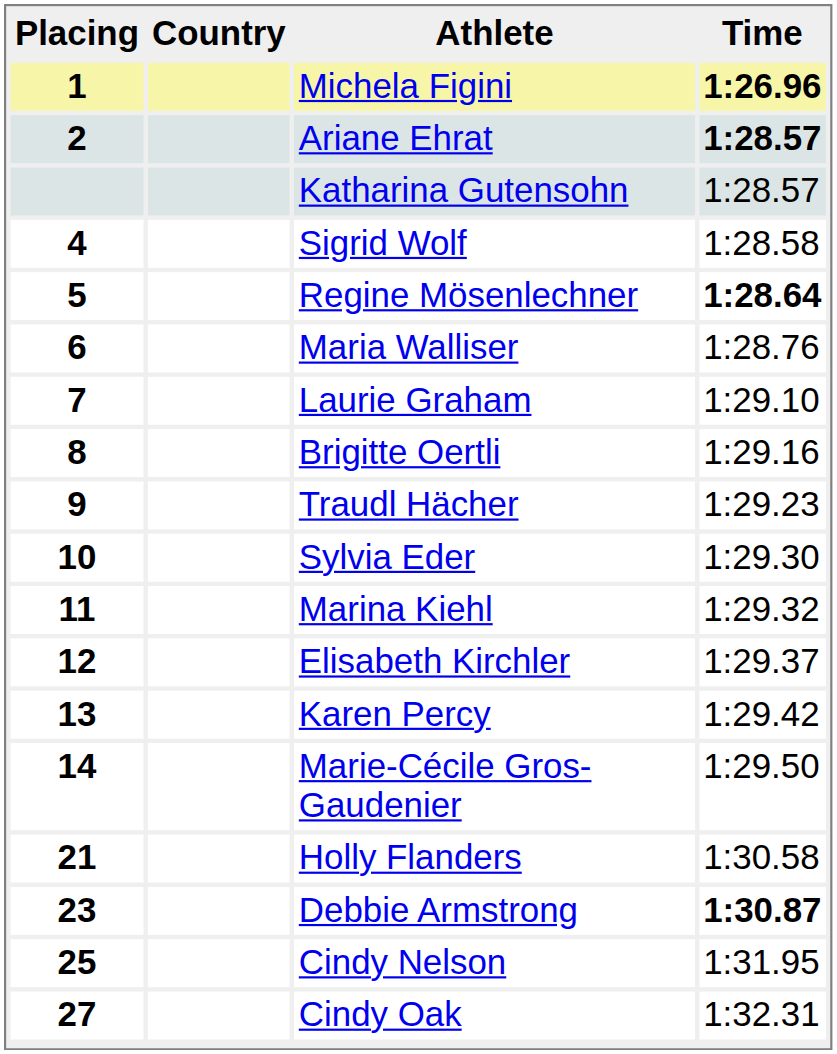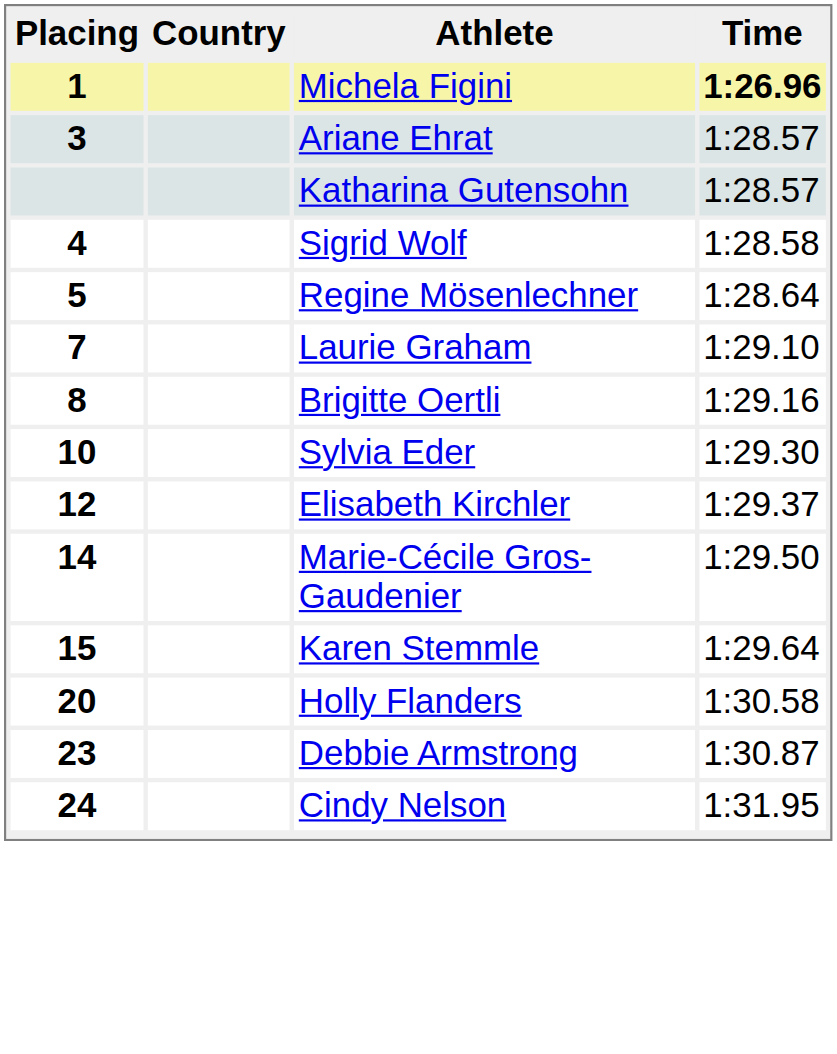(77, 138) 2 -> (77, 138) 3
(762, 138) bold -> (761, 138) normal
(762, 295) bold -> (761, 295) normal
- row: (409, 347)
- row: (409, 504)
- row: (396, 609)
- row: (395, 714)
+ row: (419, 648)
(77, 857) 21 -> (77, 701) 20
(762, 910) bold -> (761, 753) normal
(77, 962) 25 -> (77, 805) 24
- row: (380, 1014)
